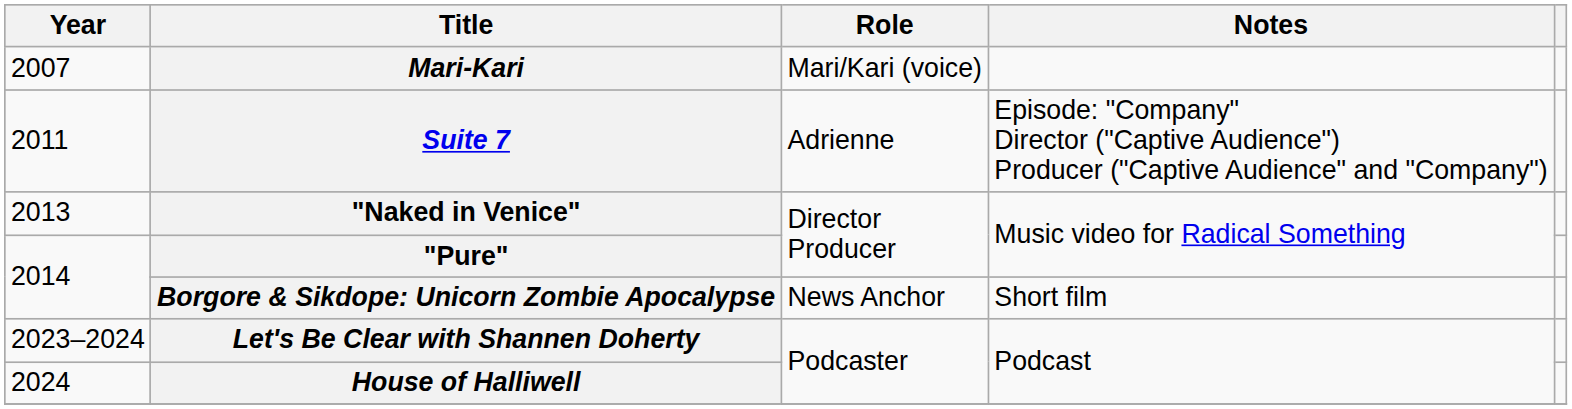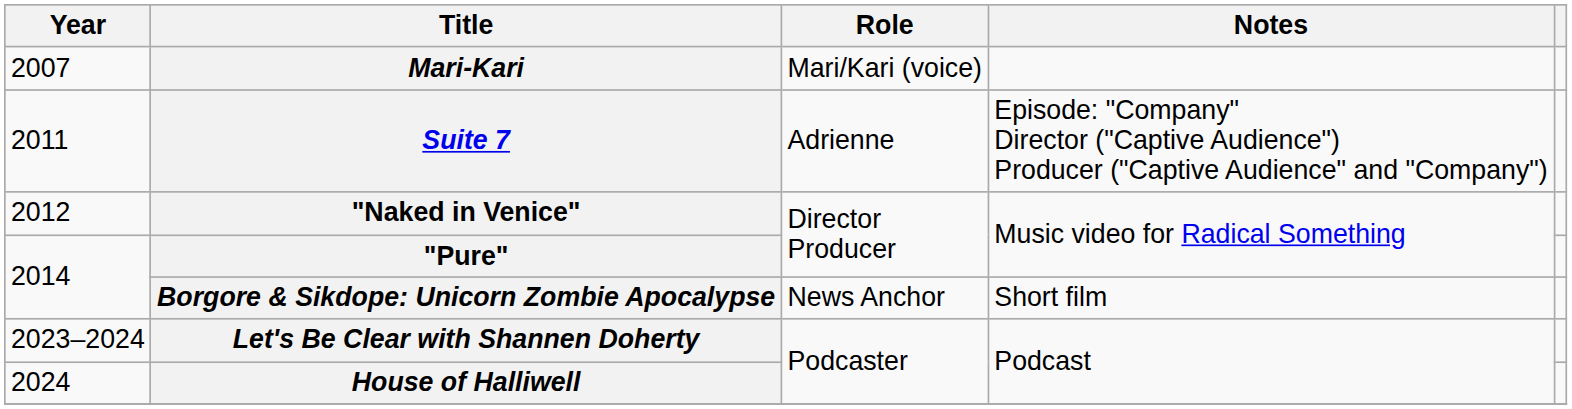(41, 212) 2013 -> (41, 212) 2012
